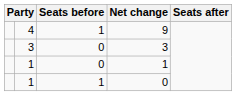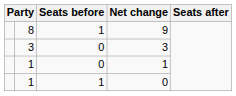(31, 30) 4 -> (31, 30) 8
